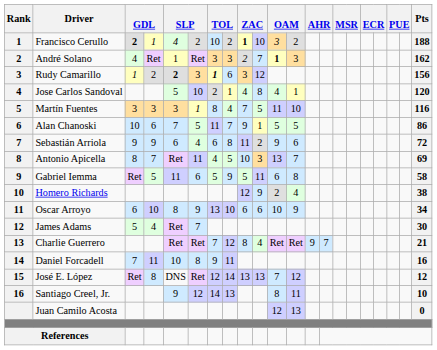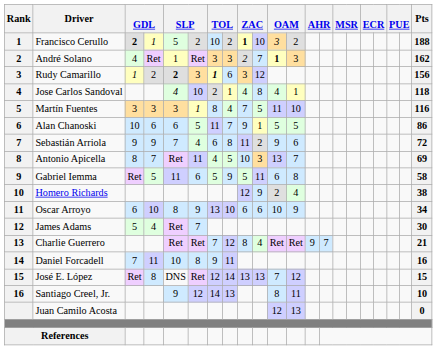(176, 41) 4 -> (176, 41) 5
(176, 91) 5 -> (176, 91) 4
(422, 91) 120 -> (422, 91) 118
(176, 125) 7 -> (176, 125) 6
(176, 142) 6 -> (176, 142) 7
(422, 276) 12 -> (422, 276) 15
